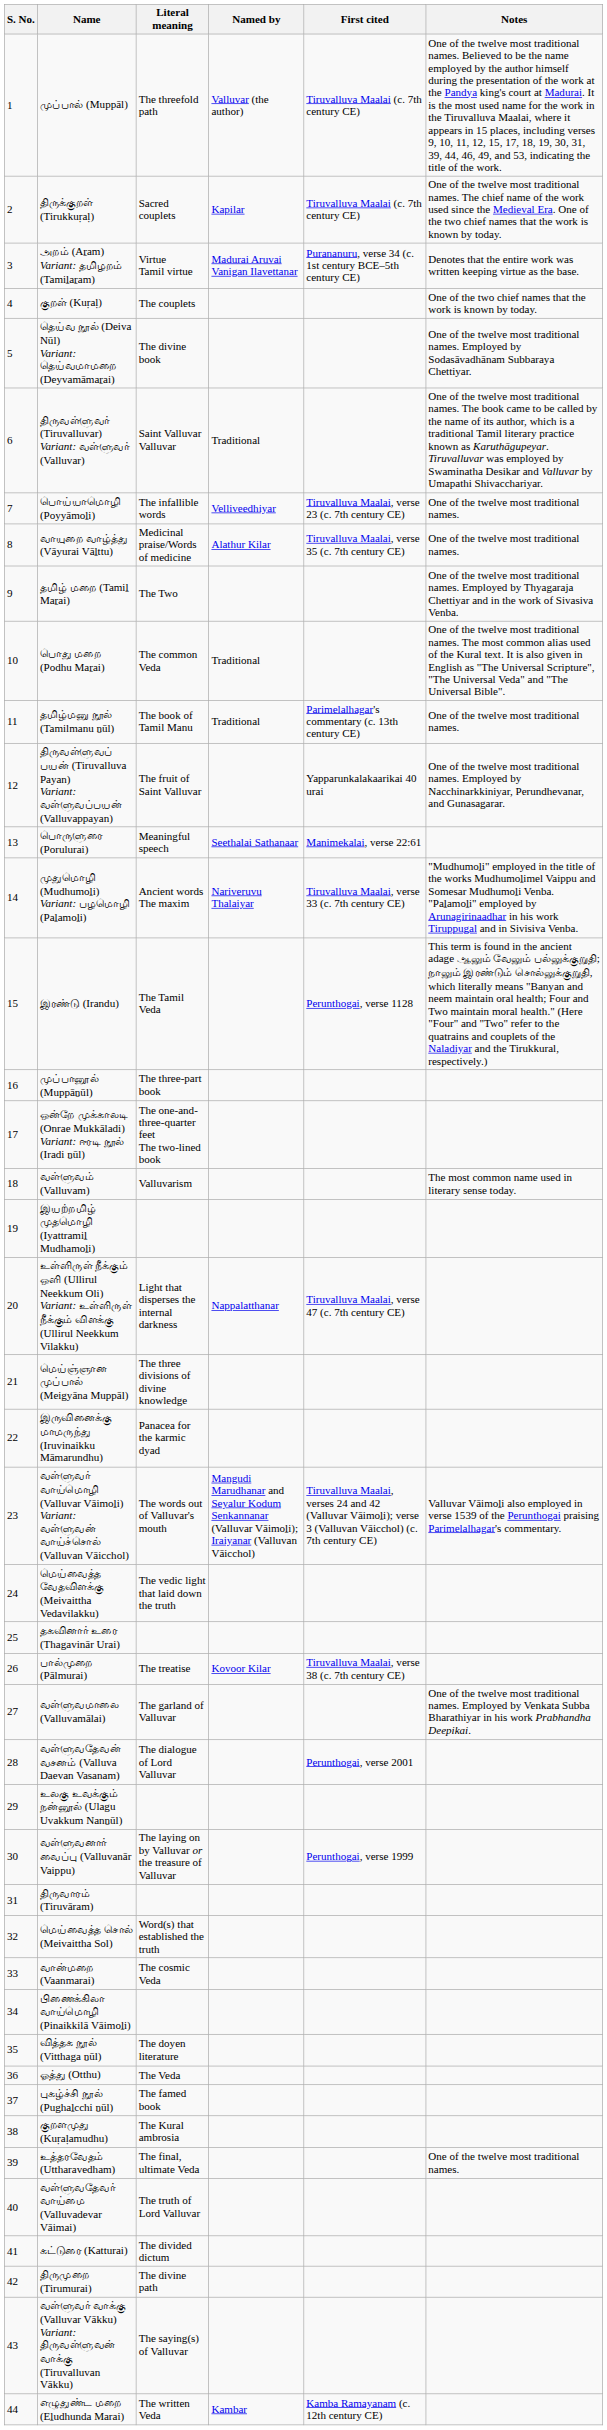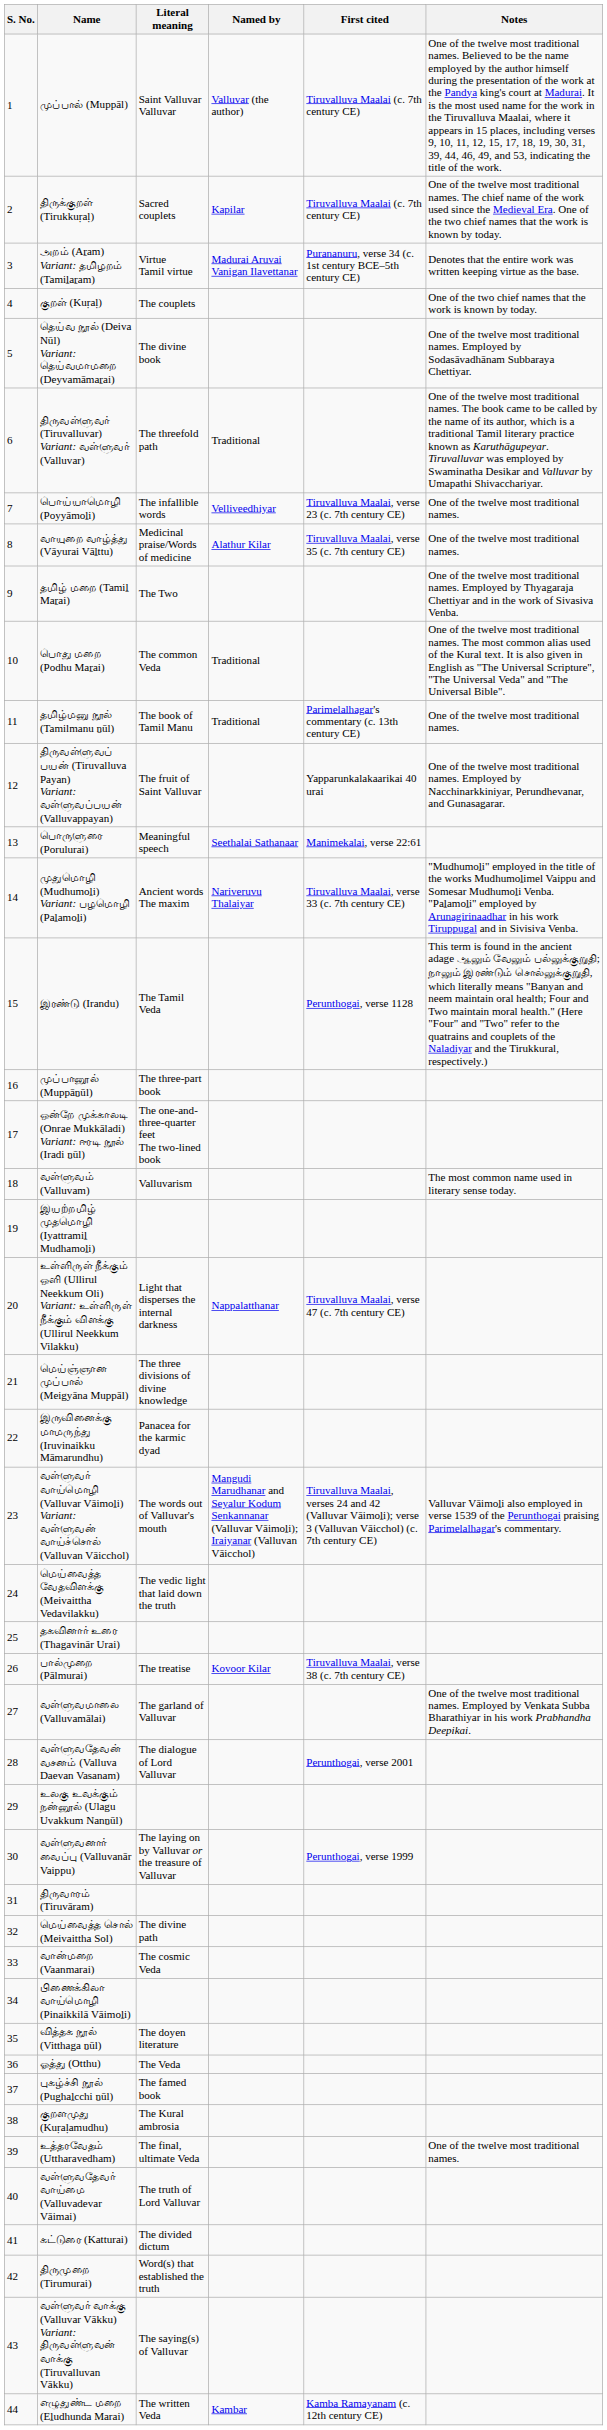(169, 105) The threefold path -> (170, 105) Saint Valluvar Valluvar
(170, 440) Saint Valluvar Valluvar -> (169, 440) The threefold path
(171, 1936) Word(s) that established the truth -> (162, 1931) The divine path
(162, 2281) The divine path -> (171, 2276) Word(s) that established the truth
